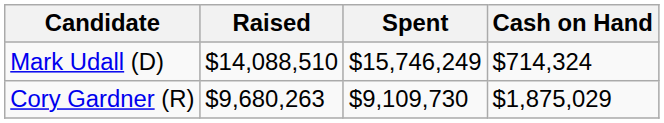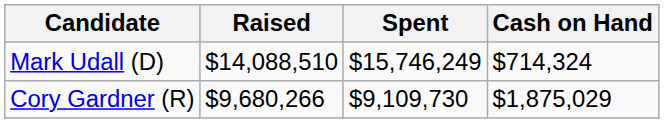(265, 99) $9,680,263 -> (265, 99) $9,680,266
